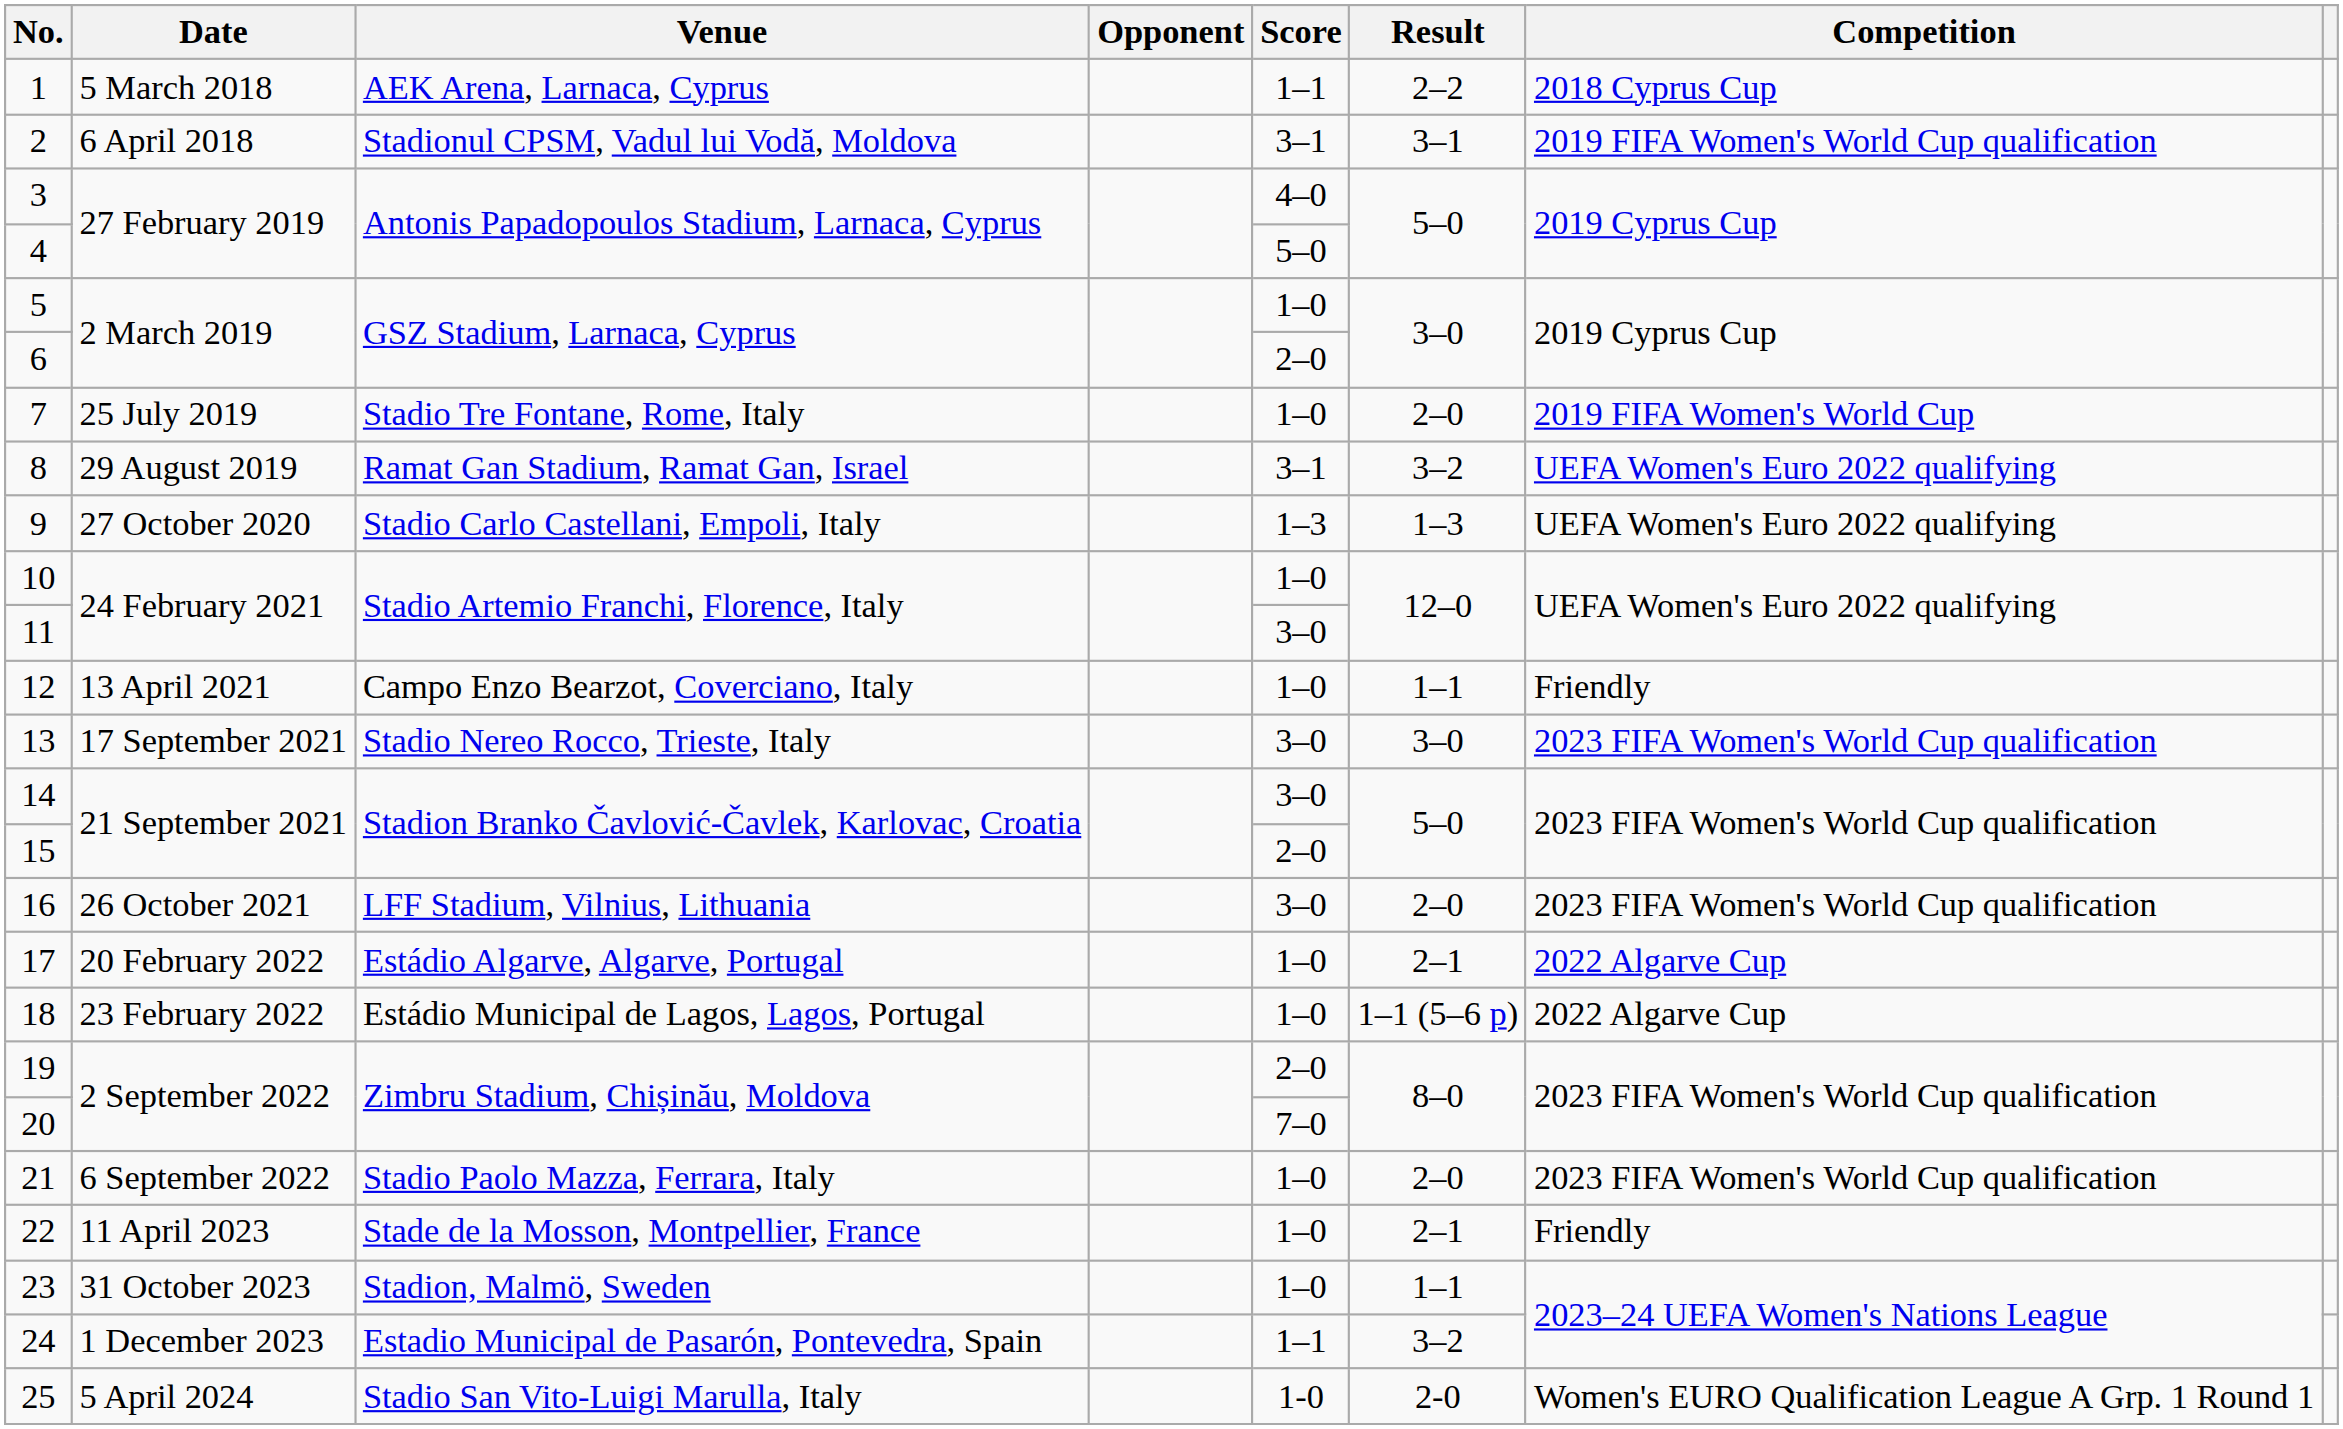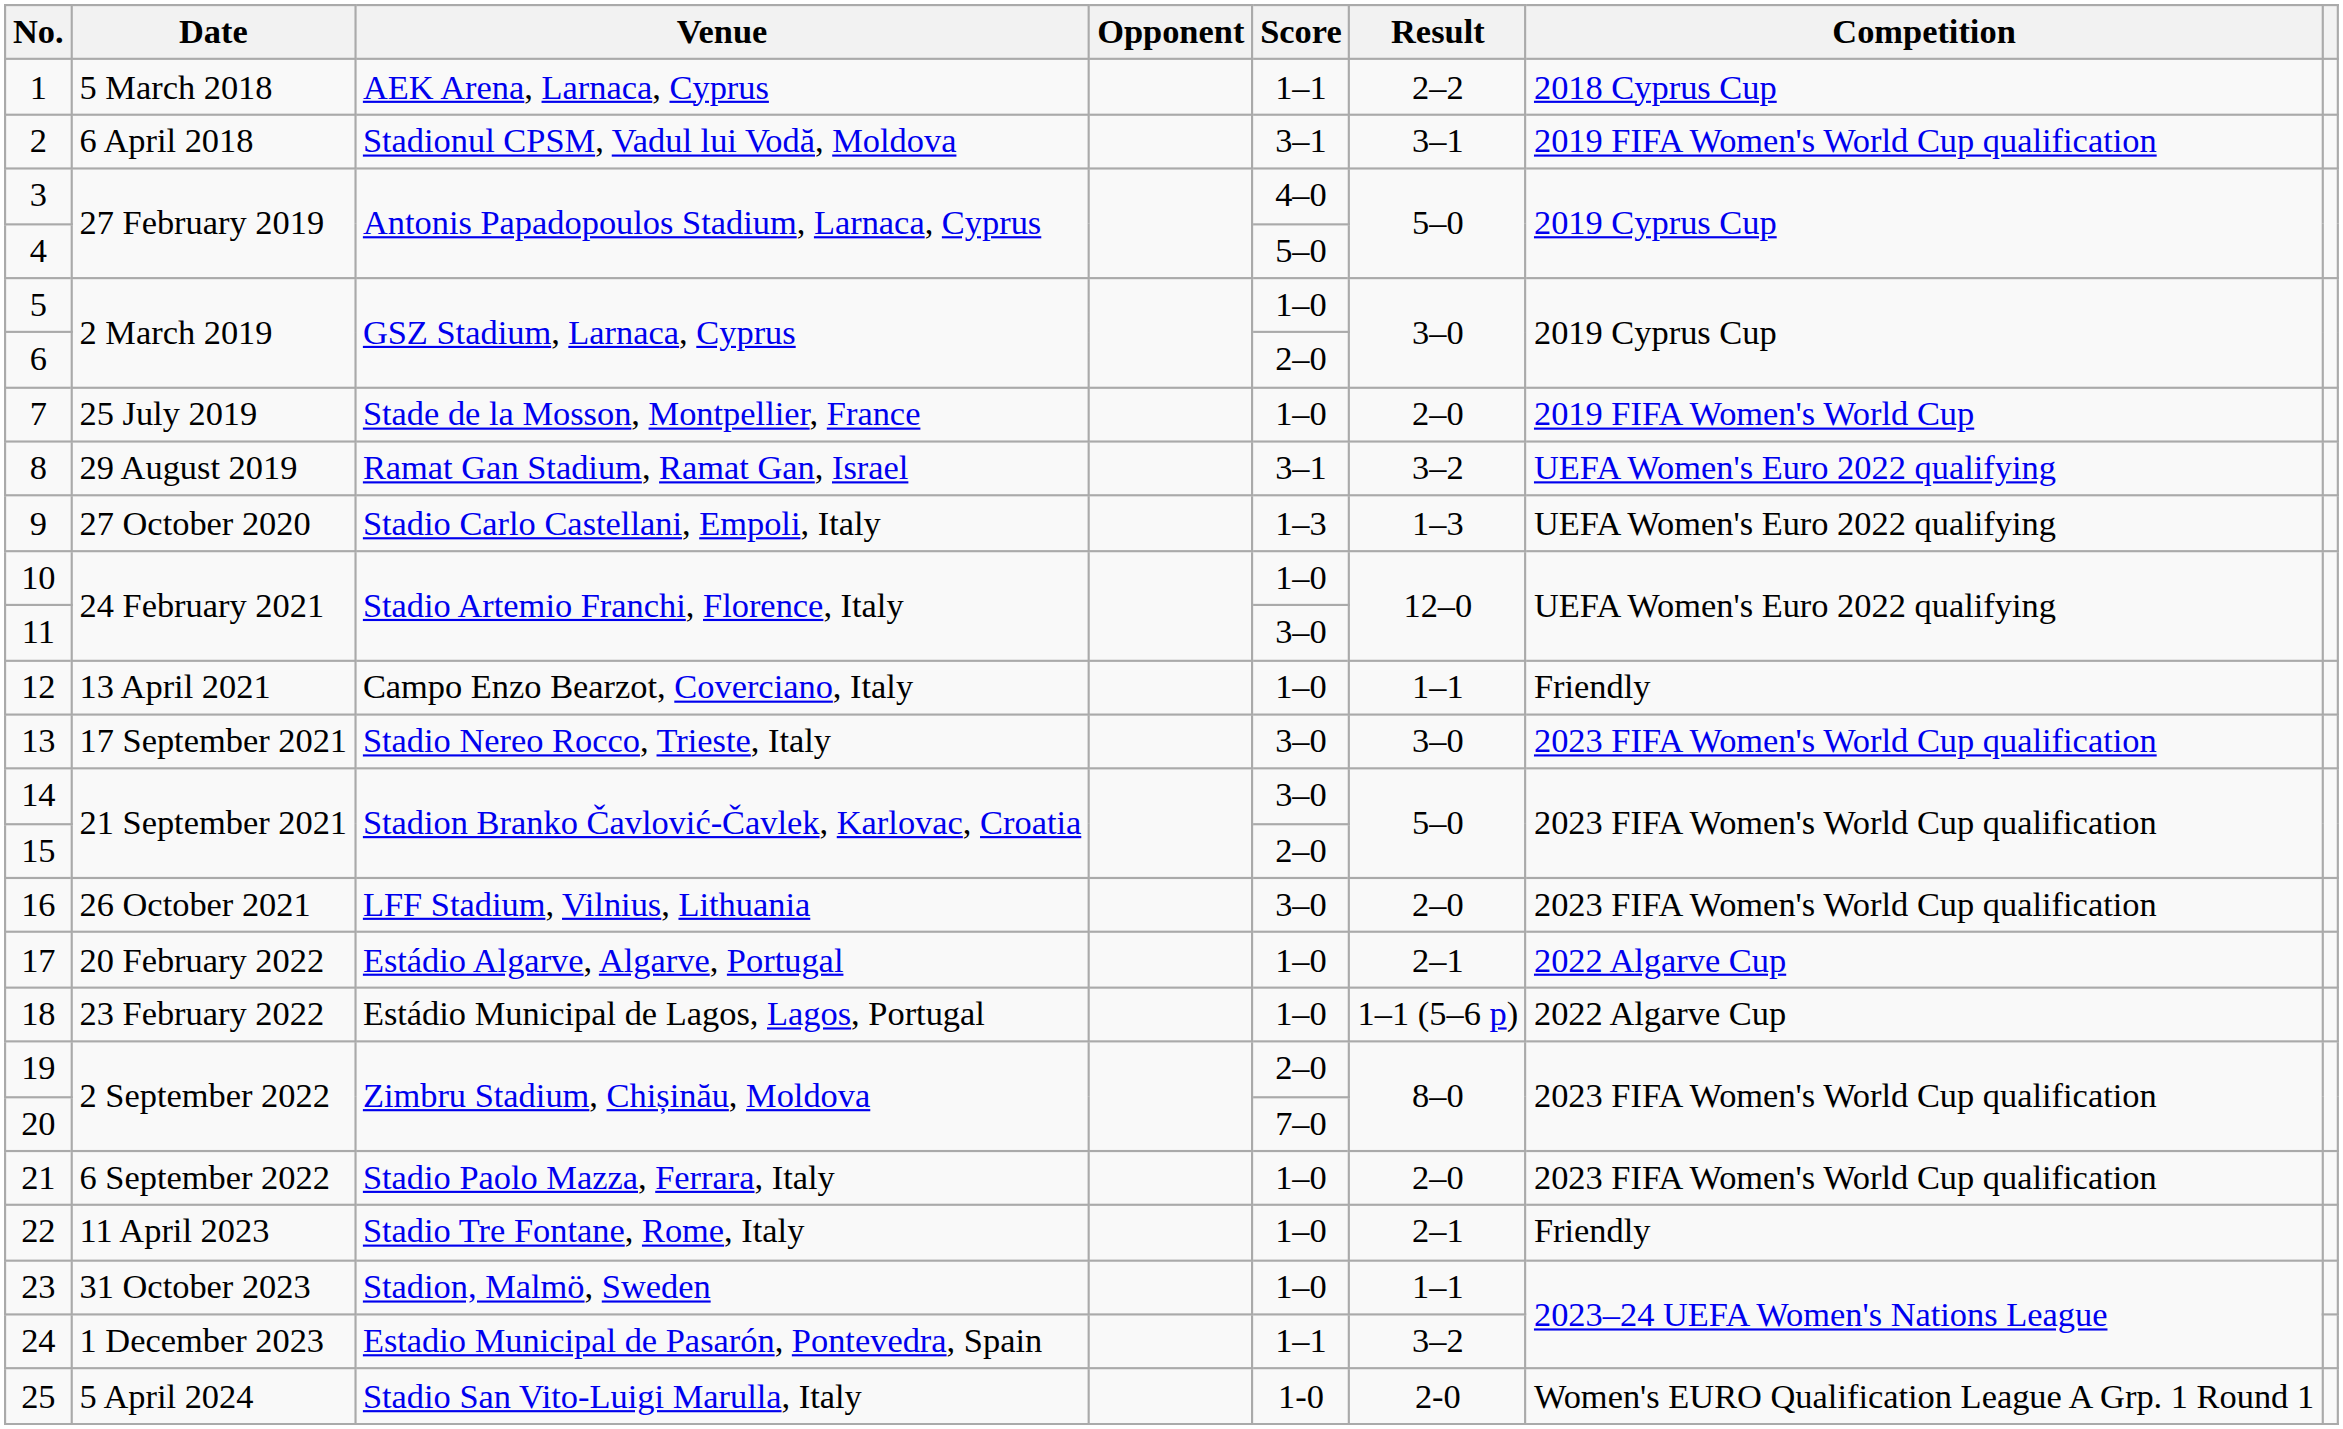(584, 413) Stadio Tre Fontane, Rome, Italy -> (642, 413) Stade de la Mosson, Montpellier, France
(642, 1232) Stade de la Mosson, Montpellier, France -> (584, 1232) Stadio Tre Fontane, Rome, Italy
